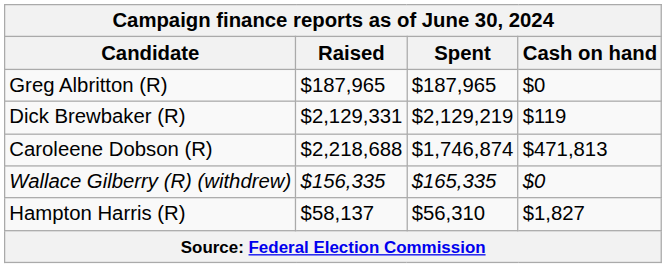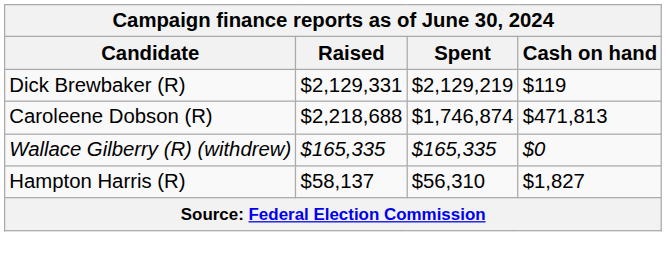- row: (88, 85)
(343, 181) $156,335 -> (343, 149) $165,335
